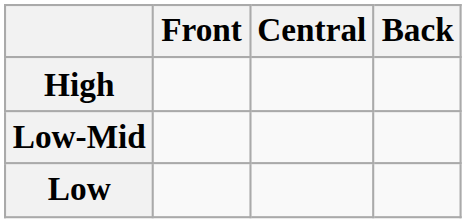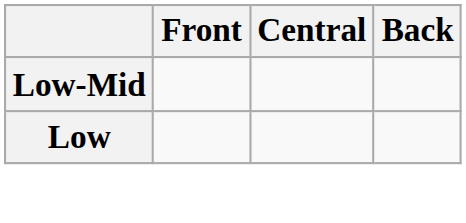- row: (79, 83)
